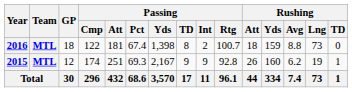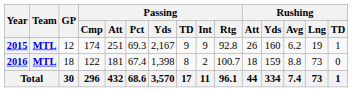rows swapped: (17, 62) <-> (17, 45)
